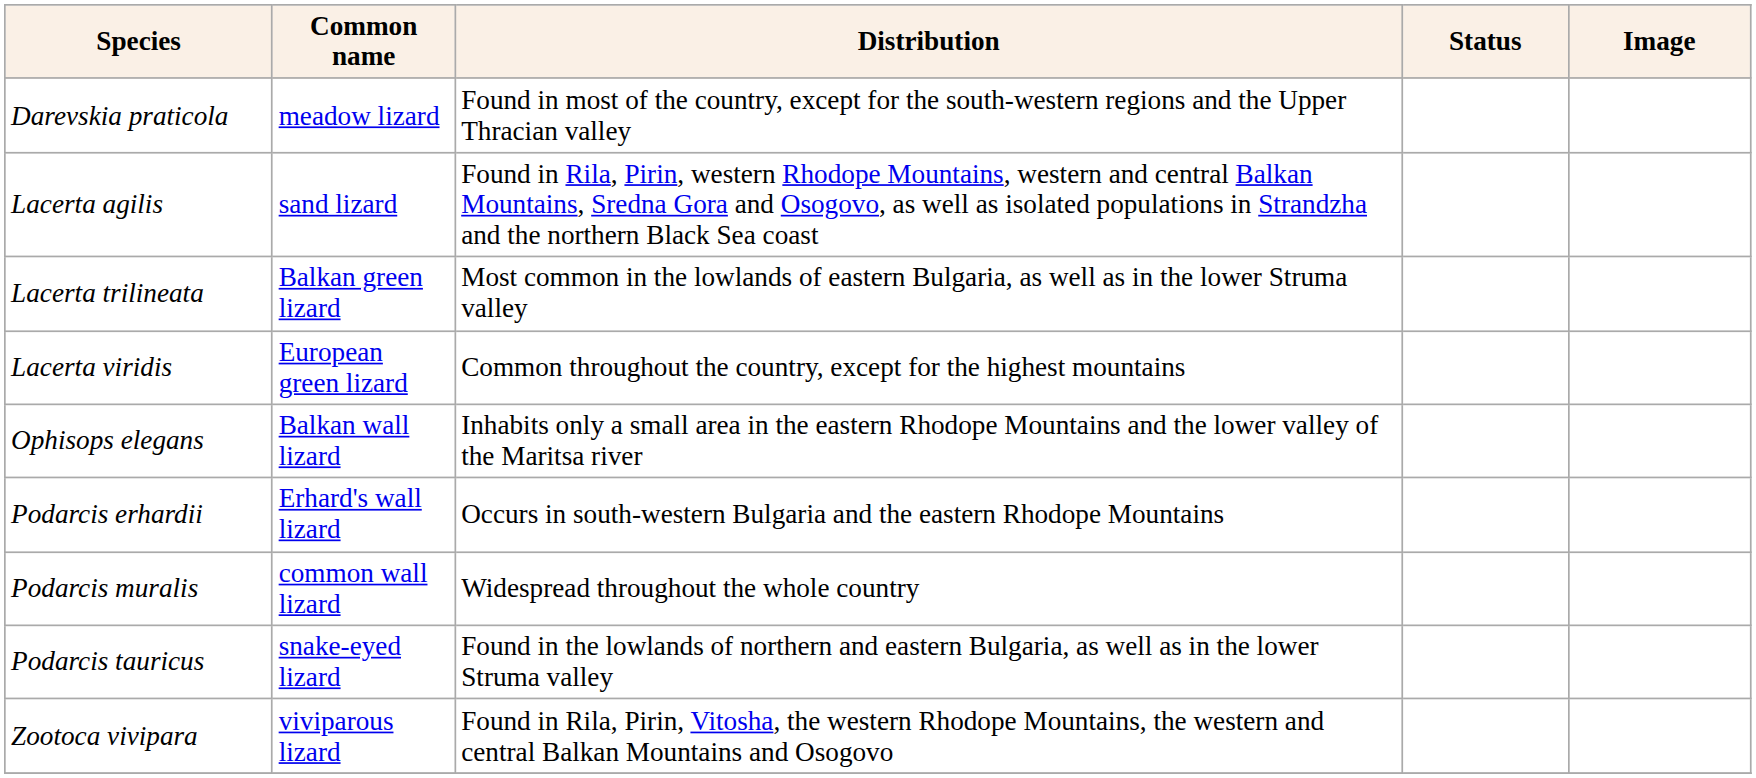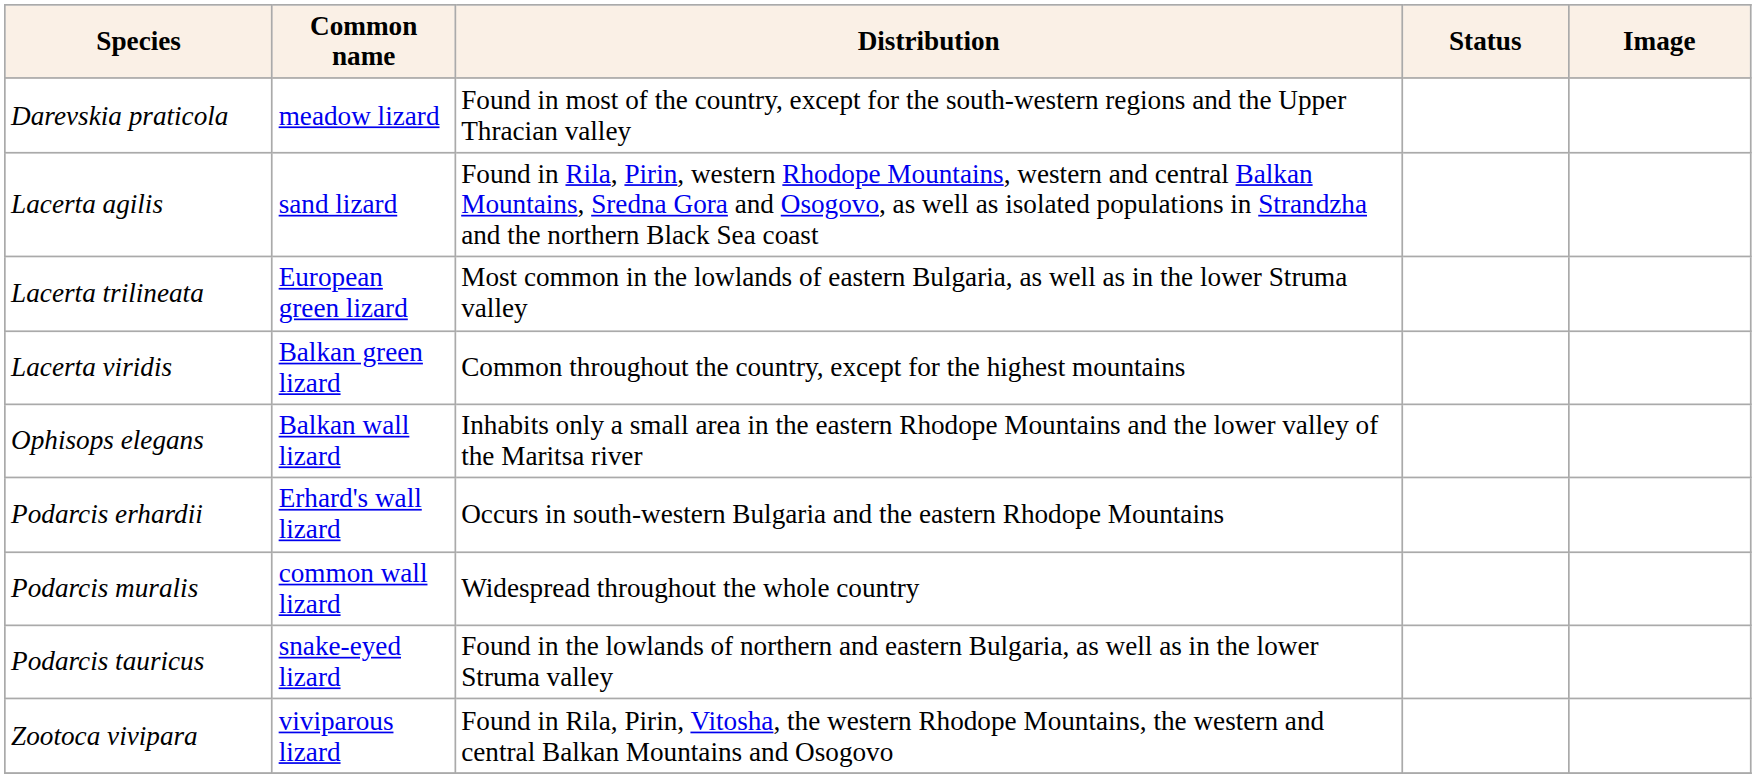(351, 293) Balkan green lizard -> (343, 293) European green lizard
(343, 366) European green lizard -> (351, 366) Balkan green lizard
